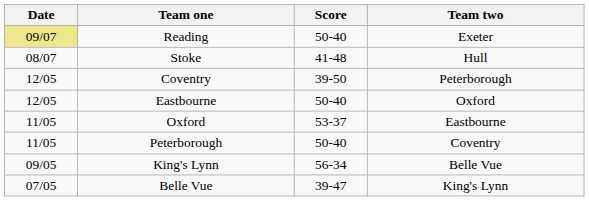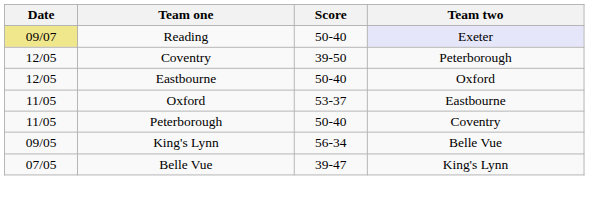(476, 36) no background -> (476, 36) lavender background
- row: (186, 57)
